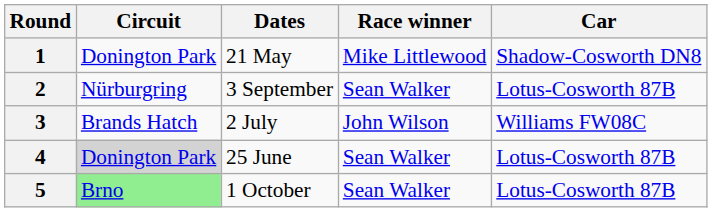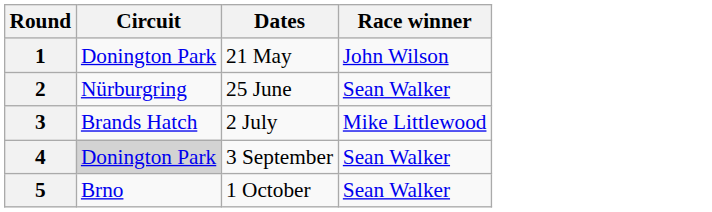- column: (599, 21)
(415, 55) Mike Littlewood -> (396, 55) John Wilson
(280, 88) 3 September -> (259, 88) 25 June
(396, 122) John Wilson -> (415, 122) Mike Littlewood
(259, 156) 25 June -> (280, 156) 3 September
(102, 190) lightgreen background -> (102, 190) no background
